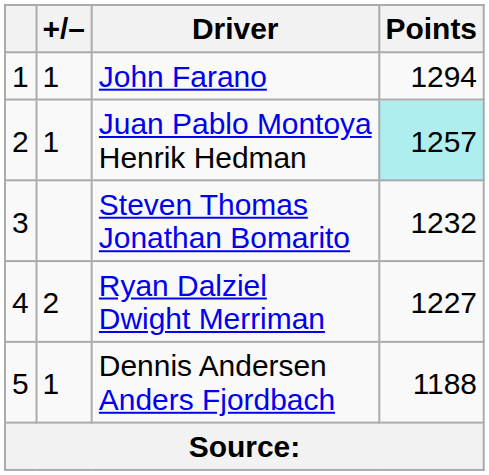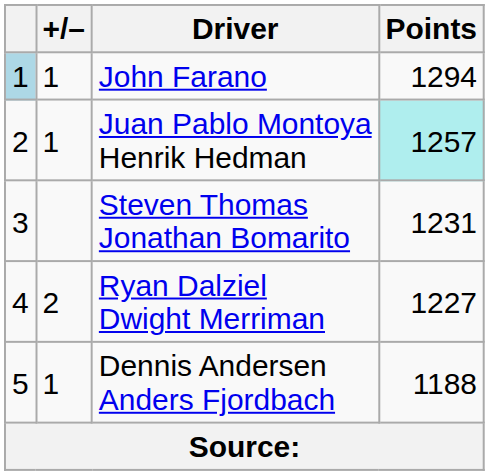(20, 76) no background -> (20, 76) lightblue background
(444, 221) 1232 -> (444, 221) 1231
